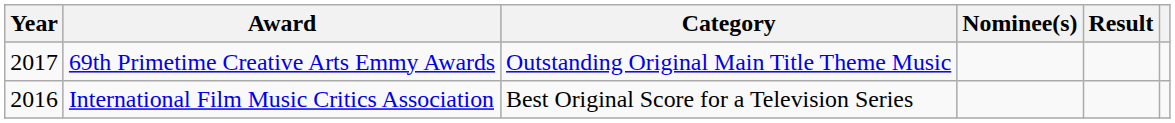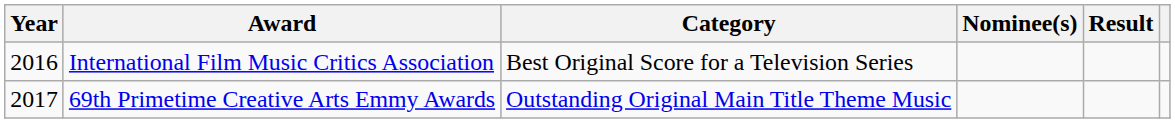rows swapped: (281, 99) <-> (282, 61)
